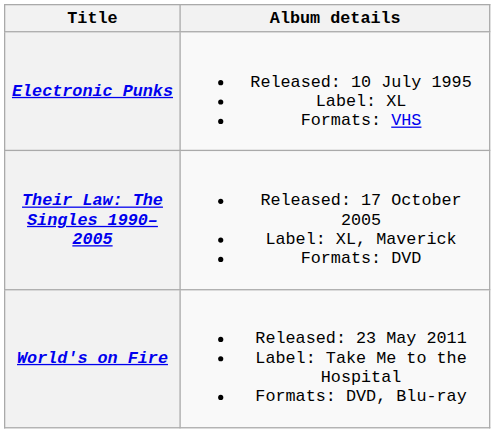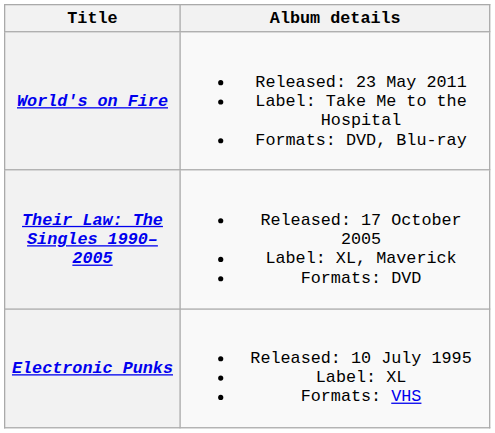rows swapped: (92, 91) <-> (92, 358)
